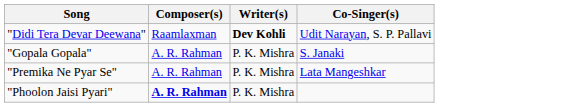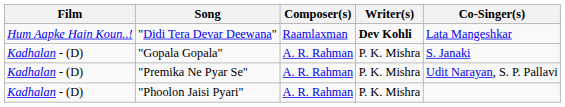+ column: (70, 14)
(366, 33) Udit Narayan, S. P. Pallavi -> (469, 33) Lata Mangeshkar
(343, 72) Lata Mangeshkar -> (492, 72) Udit Narayan, S. P. Pallavi
(189, 92) bold -> (318, 92) normal
